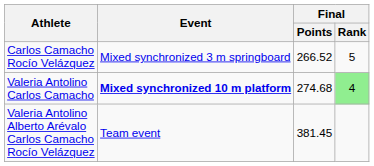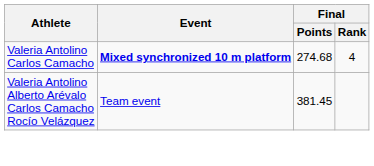- row: (51, 57)
(352, 89) lightgreen background -> (352, 57) no background
